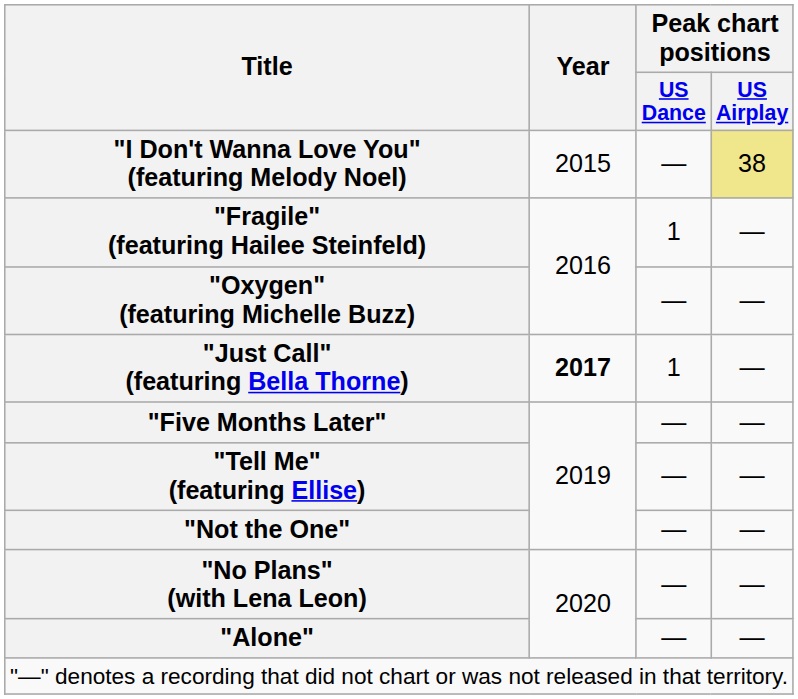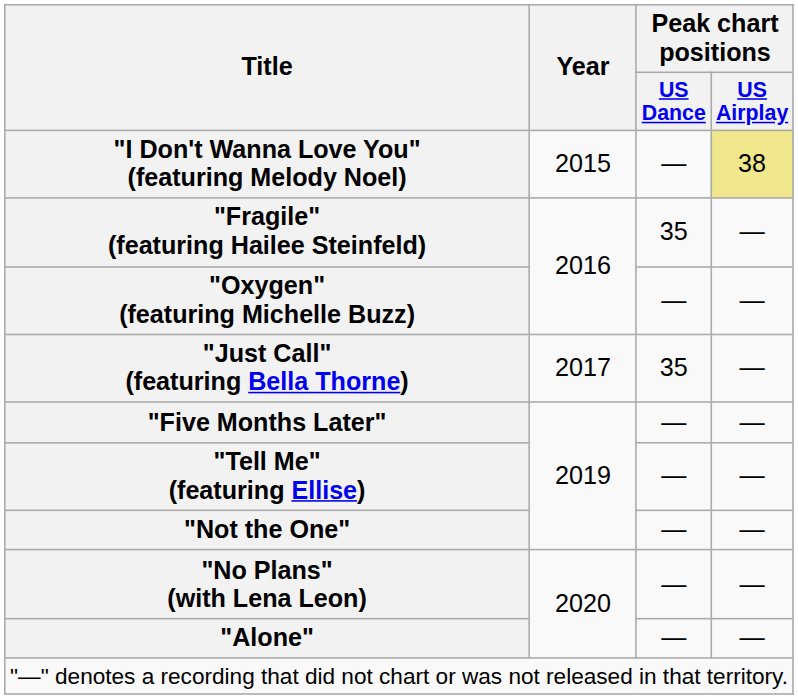(674, 231) 1 -> (674, 231) 35
(583, 368) bold -> (583, 368) normal
(674, 368) 1 -> (674, 368) 35
